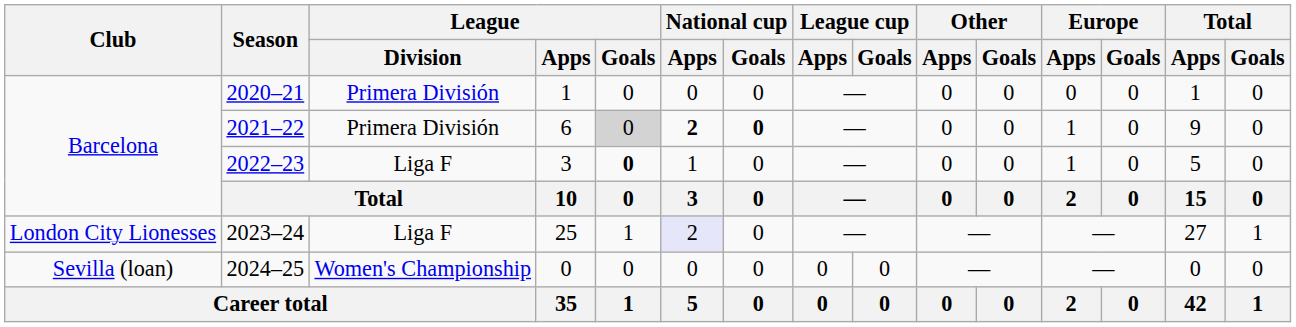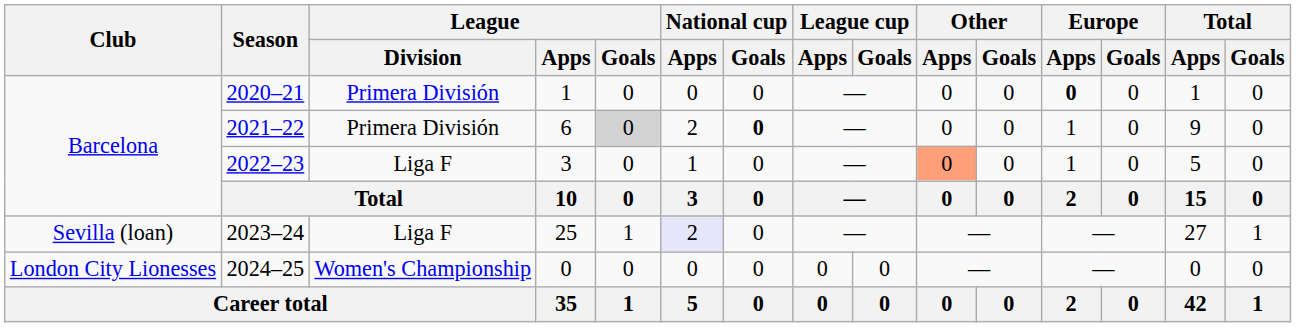(1071, 92) normal -> (1071, 92) bold
(692, 127) bold -> (692, 127) normal
(628, 163) bold -> (628, 163) normal
(947, 163) no background -> (947, 163) lightsalmon background
(113, 233) London City Lionesses -> (113, 233) Sevilla (loan)
(113, 269) Sevilla (loan) -> (113, 269) London City Lionesses
